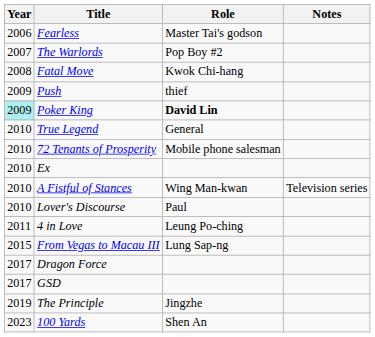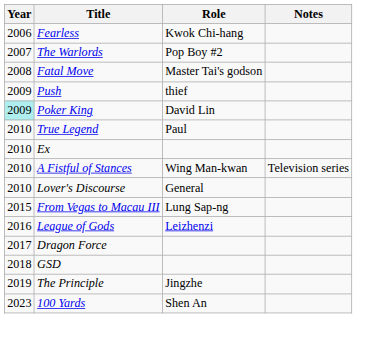(214, 33) Master Tai's godson -> (204, 33) Kwok Chi-hang
(204, 71) Kwok Chi-hang -> (214, 71) Master Tai's godson
(191, 110) bold -> (190, 110) normal
(184, 129) General -> (176, 129) Paul
- row: (97, 149)
(176, 206) Paul -> (184, 187) General
- row: (60, 226)
+ row: (76, 226)
(19, 284) 2017 -> (19, 264) 2018
